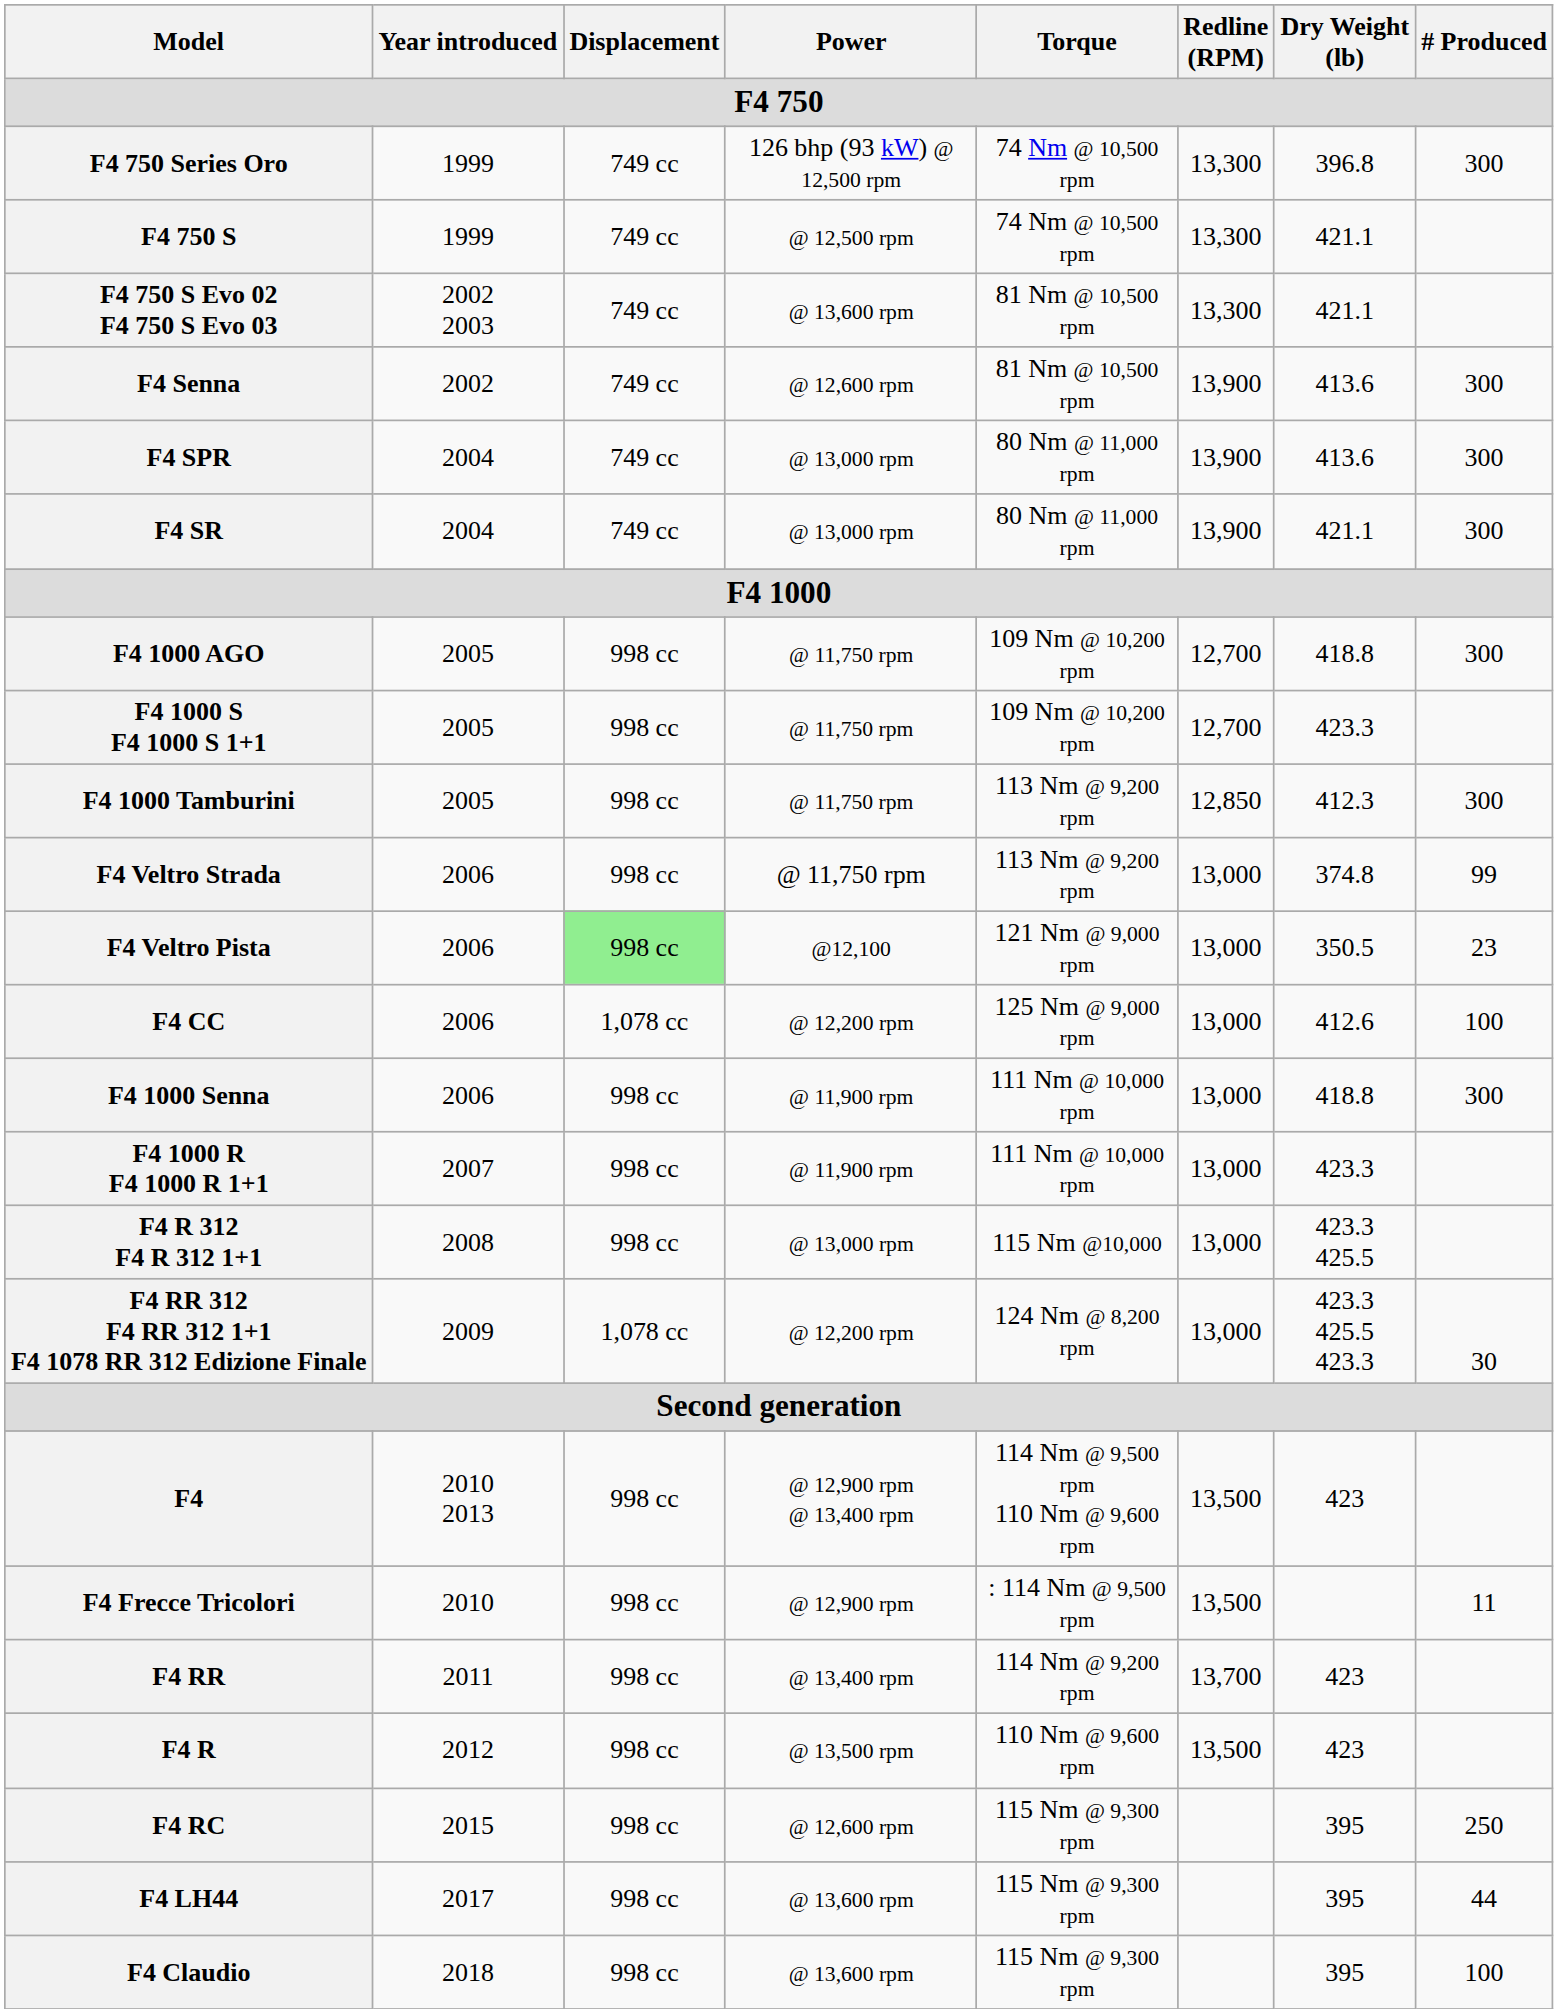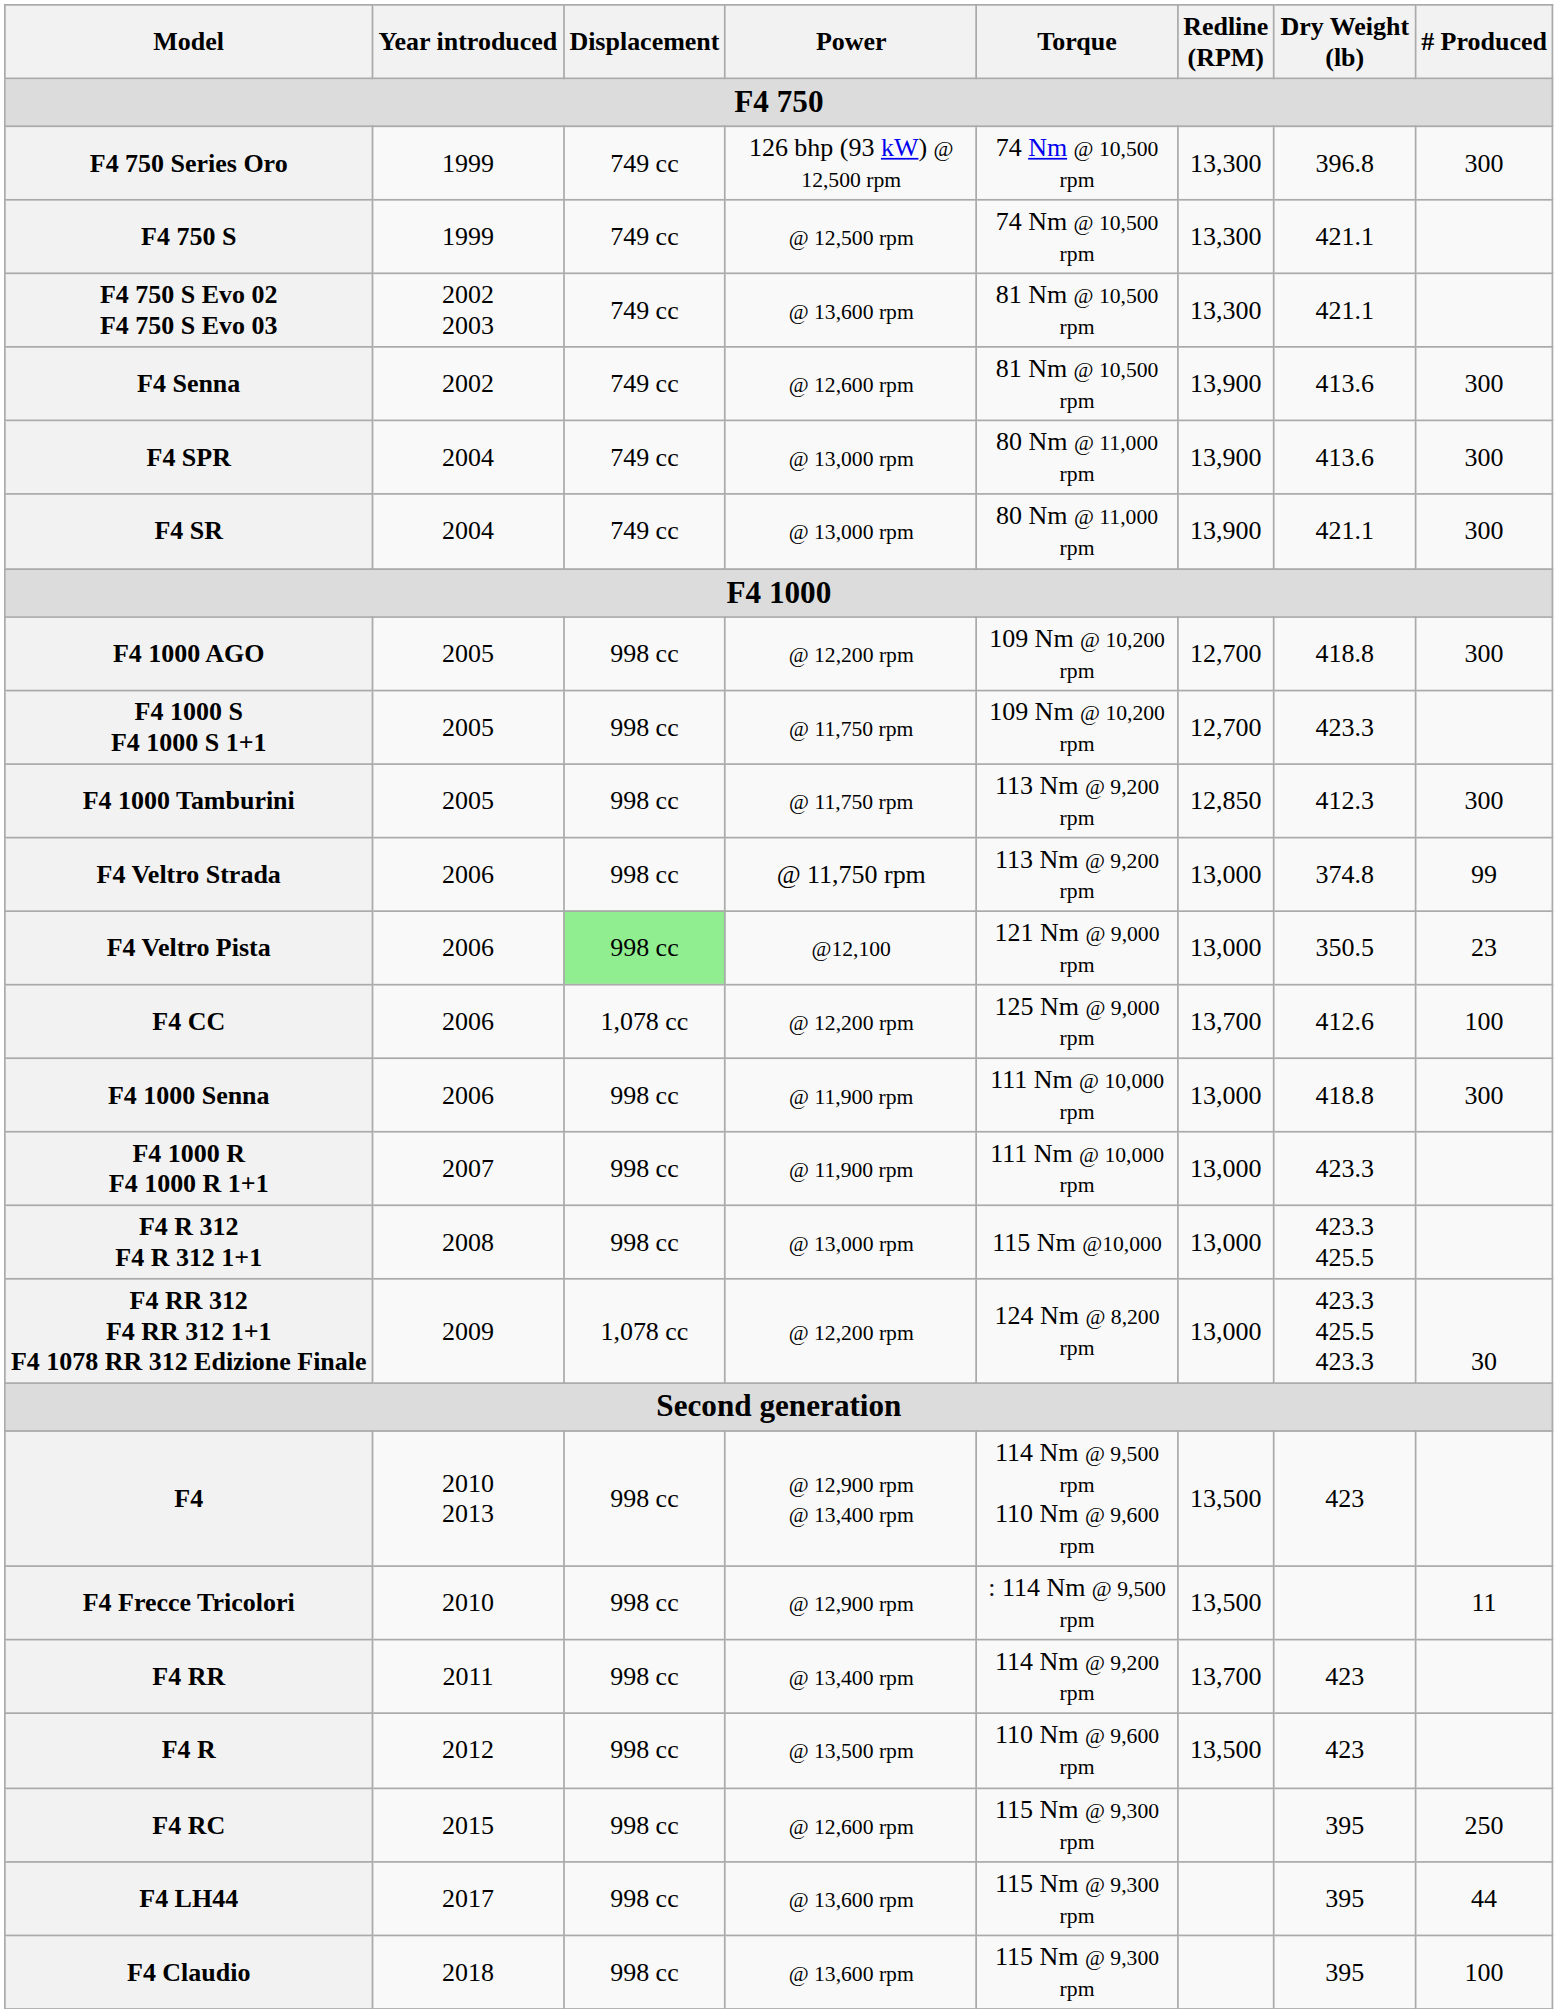(851, 655) @ 11,750 rpm -> (851, 655) @ 12,200 rpm
(1226, 1021) 13,000 -> (1226, 1021) 13,700
